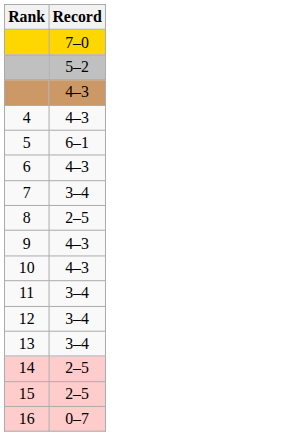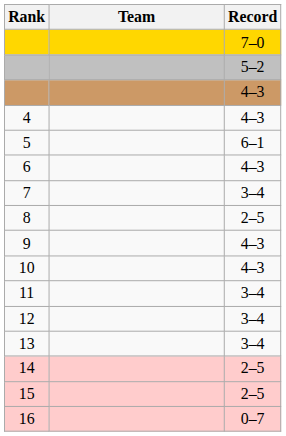+ column: (137, 17)
